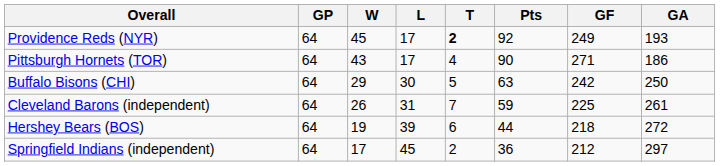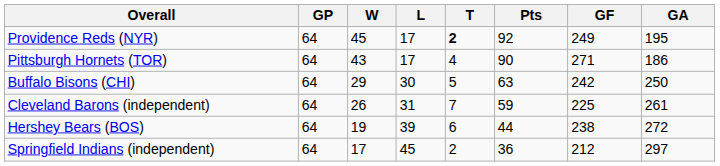(656, 37) 193 -> (656, 37) 195
(583, 127) 218 -> (583, 127) 238
